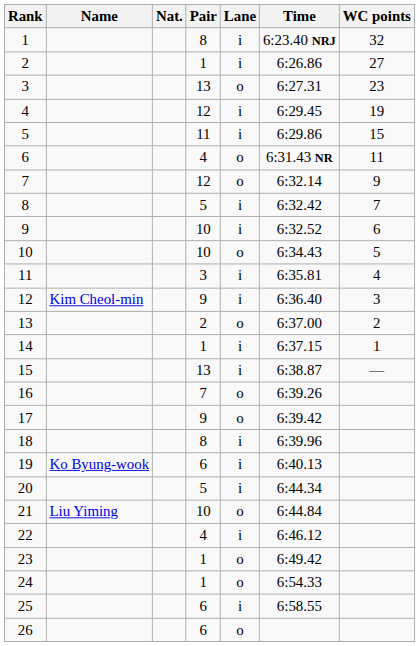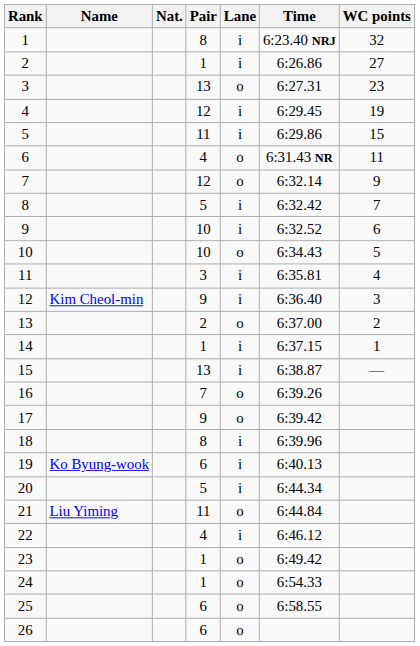(203, 511) 10 -> (203, 511) 11
(240, 606) i -> (240, 606) o
